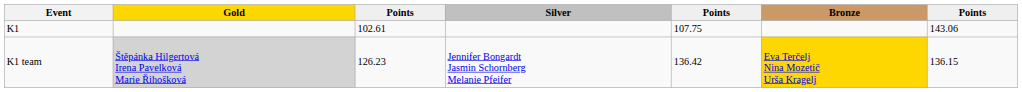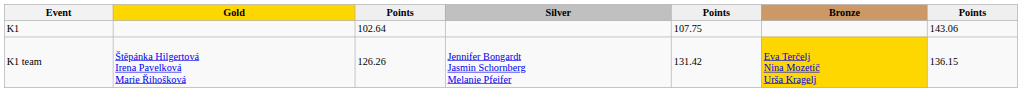(372, 28) 102.61 -> (372, 28) 102.64
(157, 68) lightgrey background -> (157, 68) no background
(372, 62) 126.23 -> (372, 62) 126.26
(688, 62) 136.42 -> (688, 62) 131.42
